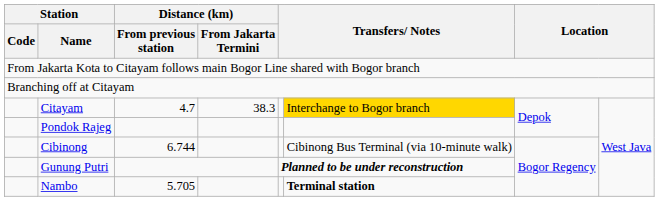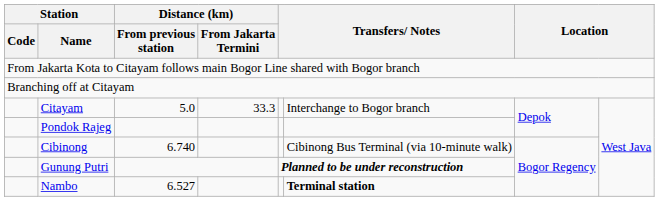(187, 107) 4.7 -> (187, 107) 5.0
(264, 107) 38.3 -> (264, 107) 33.3
(358, 107) gold background -> (358, 107) no background
(181, 147) 6.744 -> (181, 147) 6.740
(181, 186) 5.705 -> (181, 186) 6.527
